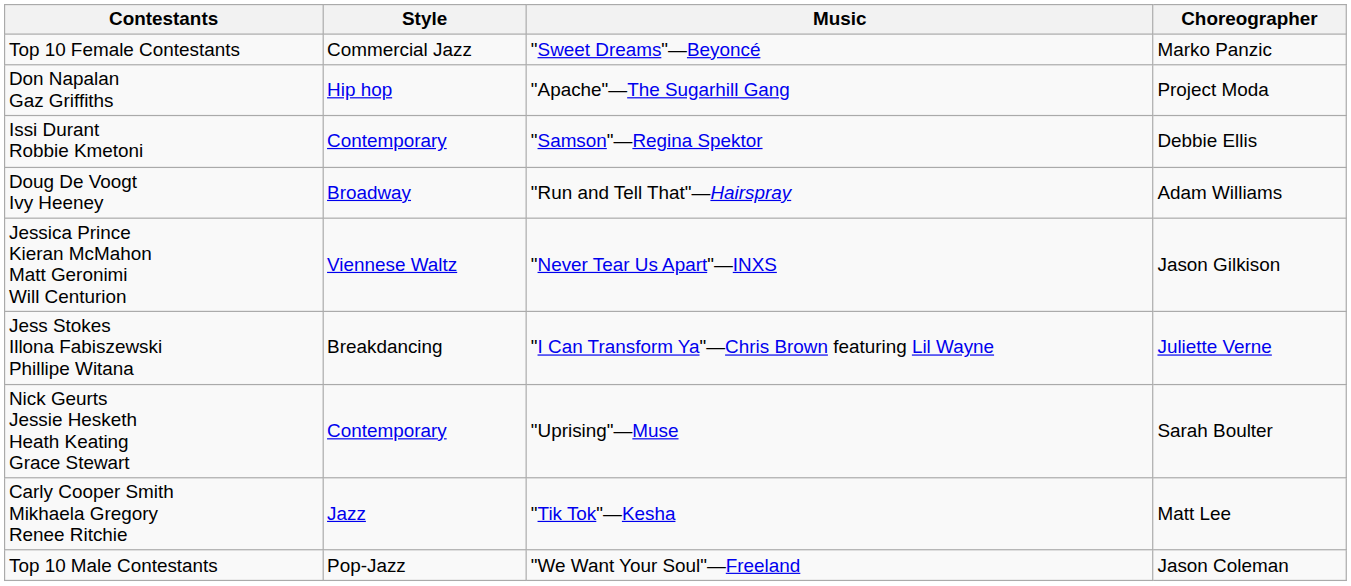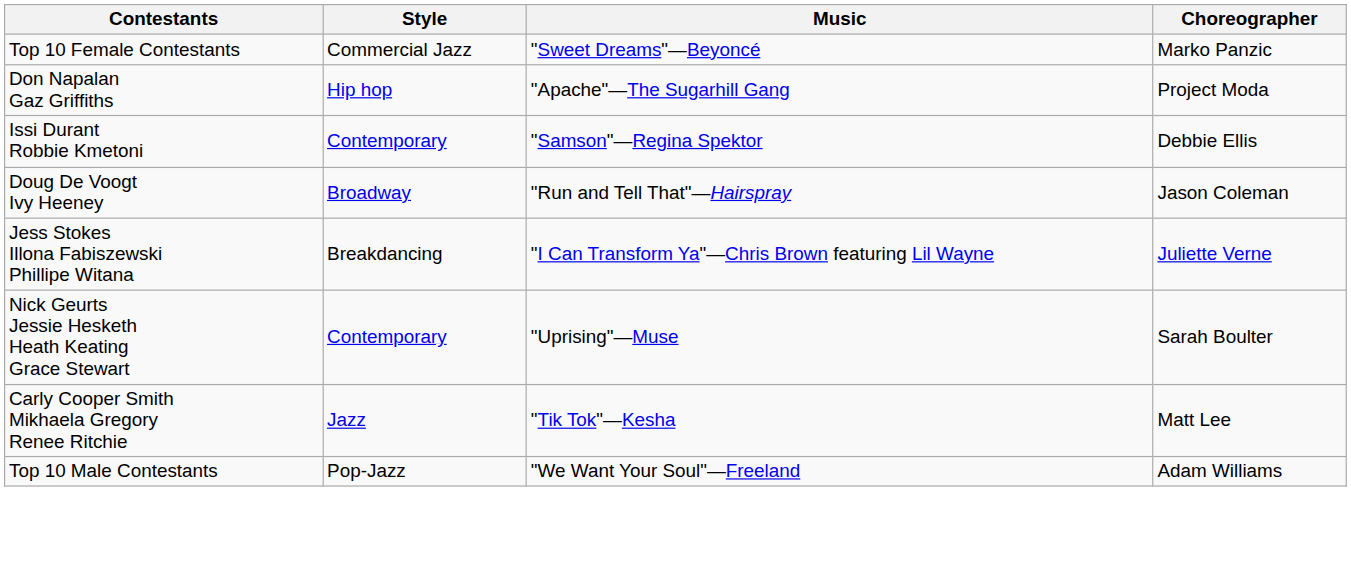(1220, 192) Adam Williams -> (1223, 192) Jason Coleman
- row: (80, 264)
(1223, 565) Jason Coleman -> (1220, 471) Adam Williams
